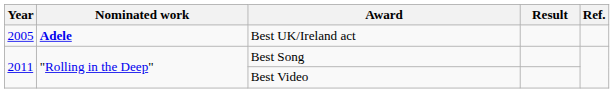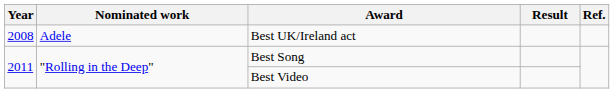(21, 35) 2005 -> (21, 35) 2008
(56, 35) bold -> (55, 35) normal
